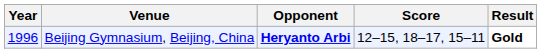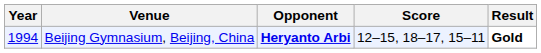(23, 37) 1996 -> (23, 37) 1994
